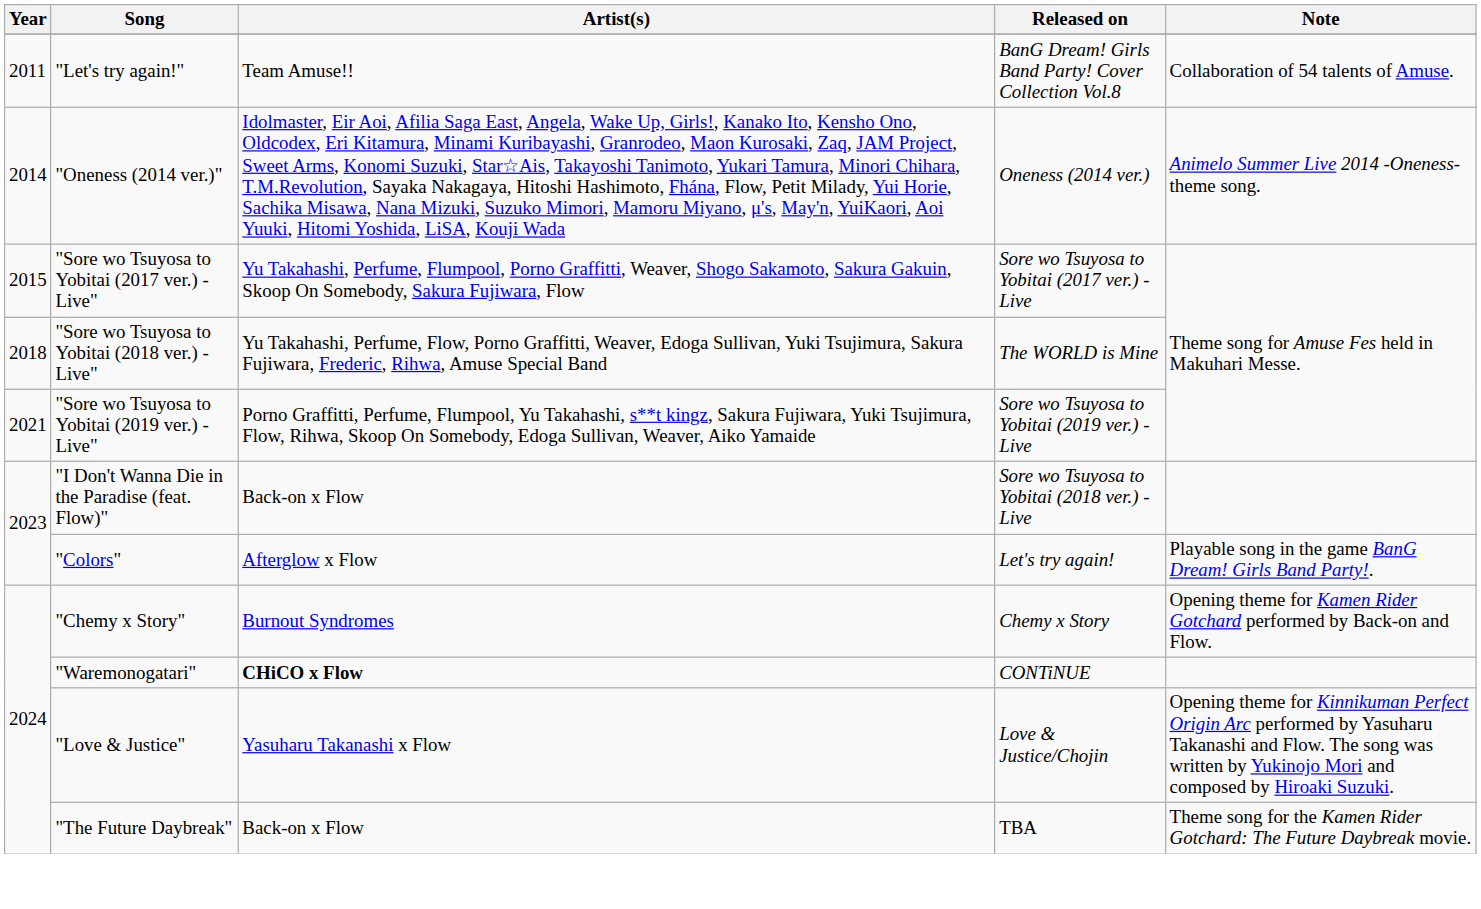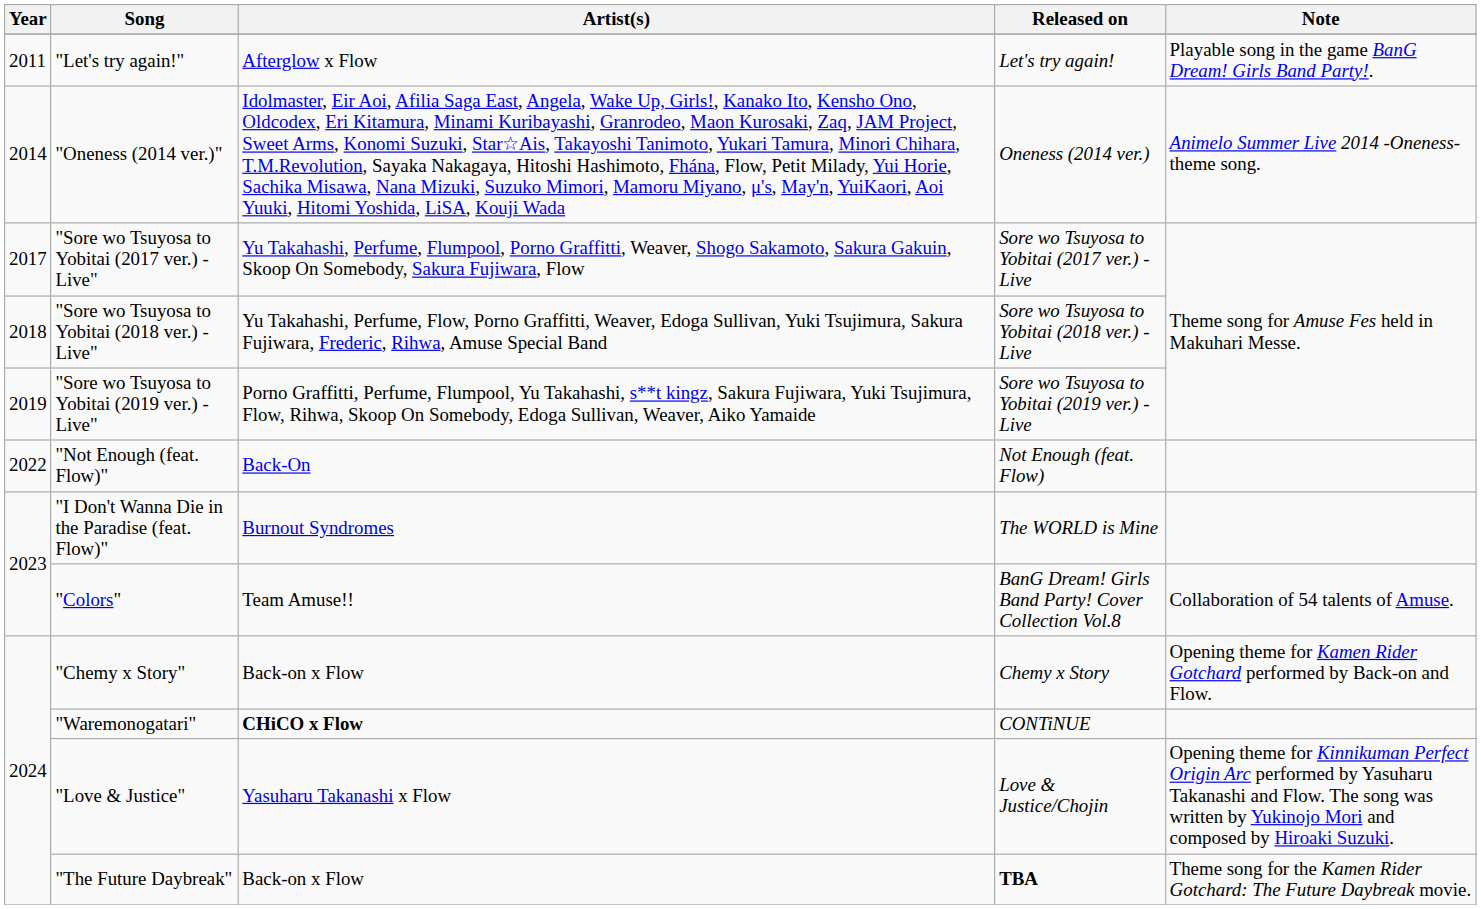(298, 70) Team Amuse!! -> (310, 60) Afterglow x Flow
(1074, 70) BanG Dream! Girls Band Party! Cover Collection Vol.8 -> (1057, 60) Let's try again!
(1312, 70) Collaboration of 54 talents of Amuse. -> (1293, 60) Playable song in the game BanG Dream! Girls Band Party!.
(28, 280) 2015 -> (28, 259) 2017
(1079, 352) The WORLD is Mine -> (1074, 331) Sore wo Tsuyosa to Yobitai (2018 ver.) - Live
(28, 425) 2021 -> (28, 404) 2019
+ row: (127, 465)
(303, 497) Back-on x Flow -> (318, 527) Burnout Syndromes
(1074, 497) Sore wo Tsuyosa to Yobitai (2018 ver.) - Live -> (1079, 527) The WORLD is Mine
(310, 559) Afterglow x Flow -> (298, 600) Team Amuse!!
(1057, 559) Let's try again! -> (1074, 600) BanG Dream! Girls Band Party! Cover Collection Vol.8
(1293, 559) Playable song in the game BanG Dream! Girls Band Party!. -> (1312, 600) Collaboration of 54 talents of Amuse.
(318, 621) Burnout Syndromes -> (303, 672) Back-on x Flow
(1018, 827) normal -> (1019, 879) bold
